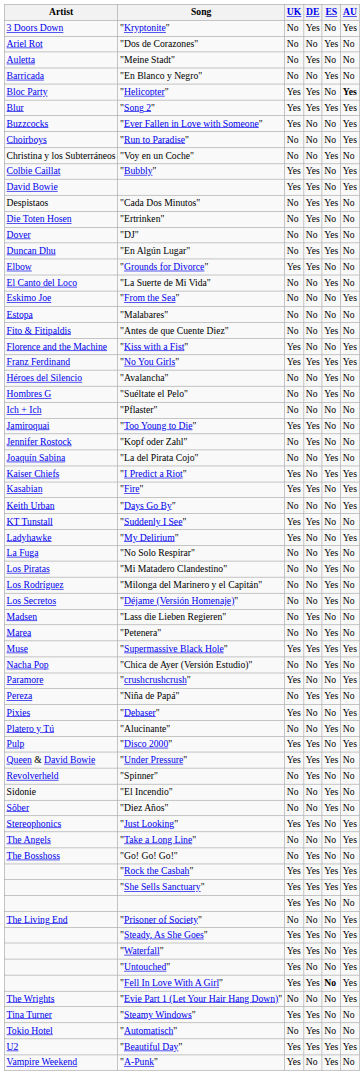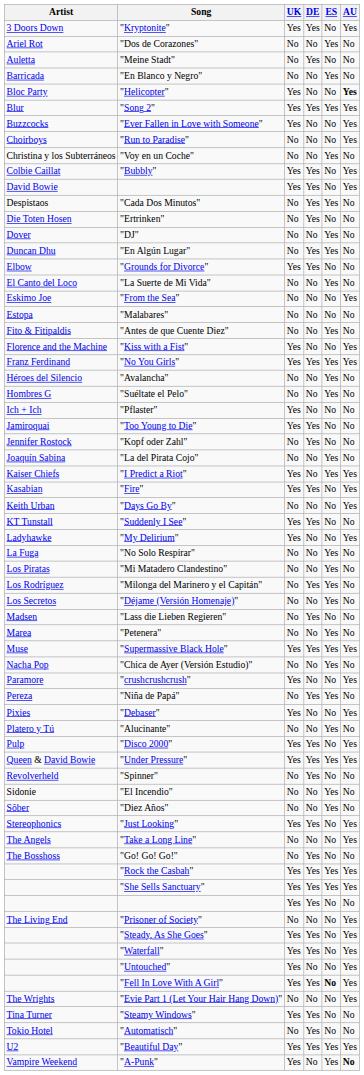(293, 28) No -> (294, 28) Yes
(313, 92) Yes -> (312, 92) No
(293, 410) No -> (294, 410) Yes
(312, 585) No -> (313, 585) Yes
(349, 760) No -> (350, 760) Yes
(349, 1063) normal -> (349, 1063) bold
